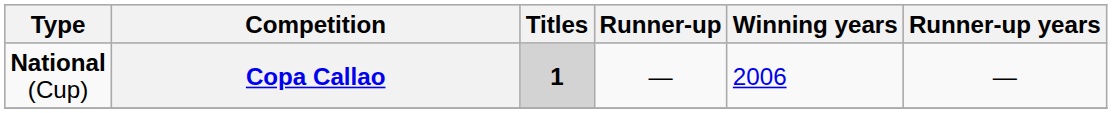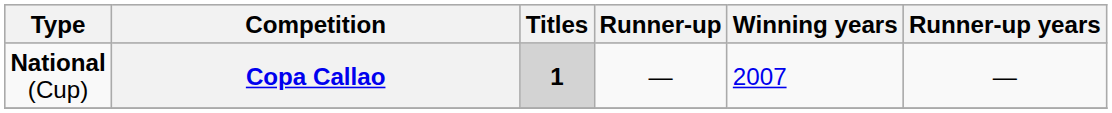(760, 76) 2006 -> (760, 76) 2007
